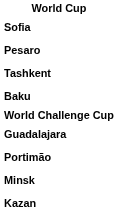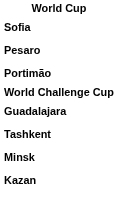rows swapped: (28, 73) <-> (28, 157)
- row: (17, 96)
